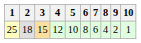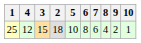columns swapped: (27, 12) <-> (58, 12)
